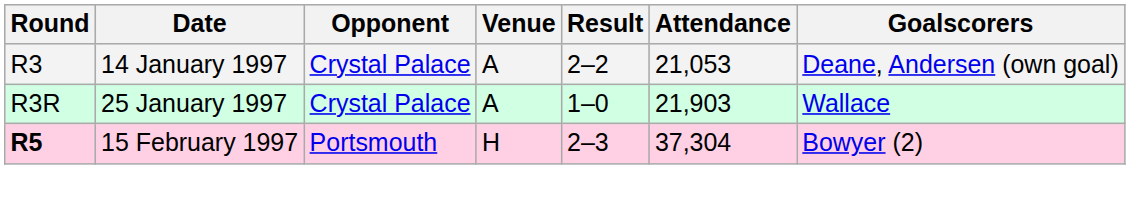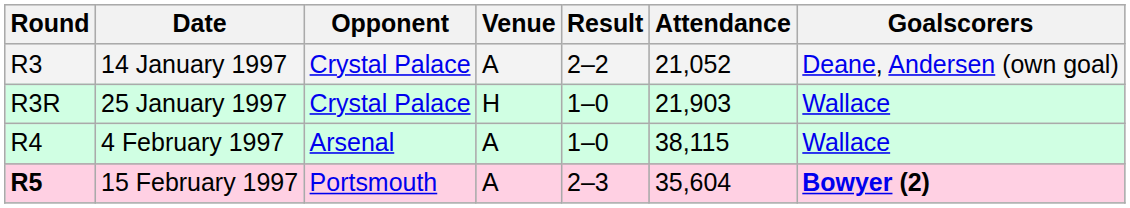(693, 63) 21,053 -> (693, 63) 21,052
(490, 103) A -> (491, 103) H
+ row: (193, 143)
(491, 143) H -> (490, 182) A
(693, 143) 37,304 -> (693, 182) 35,604
(863, 143) normal -> (866, 182) bold
